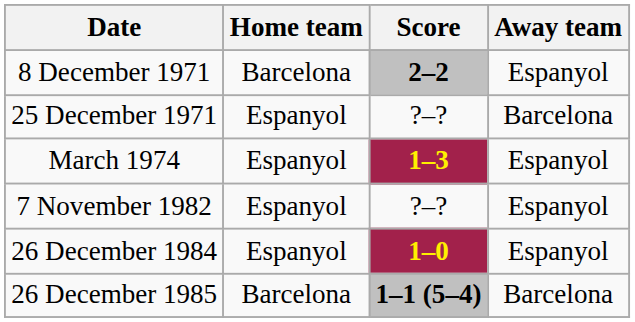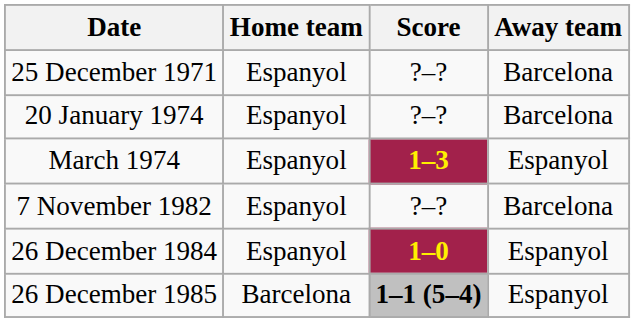- row: (114, 71)
+ row: (114, 116)
(558, 205) Espanyol -> (558, 205) Barcelona
(558, 295) Barcelona -> (558, 295) Espanyol
